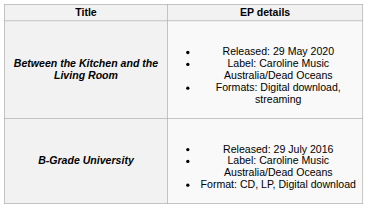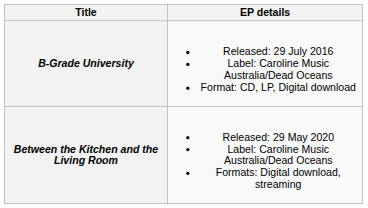rows swapped: (86, 161) <-> (86, 69)
